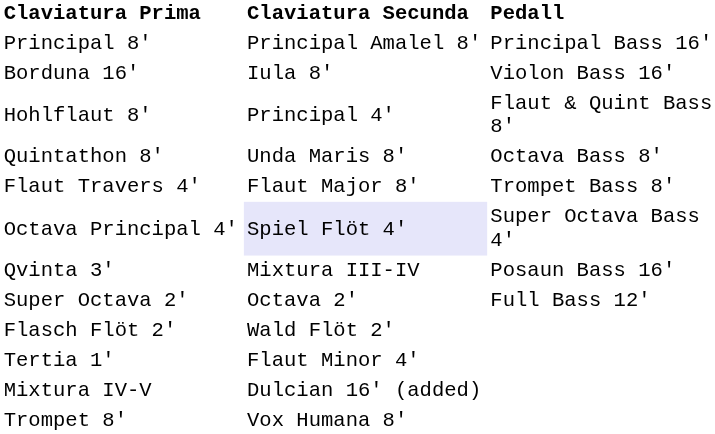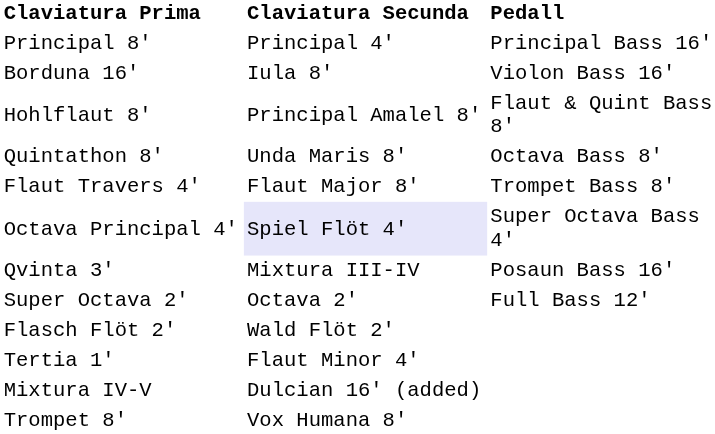(364, 43) Principal Amalel 8' -> (321, 43) Principal 4'
(321, 115) Principal 4' -> (364, 115) Principal Amalel 8'
